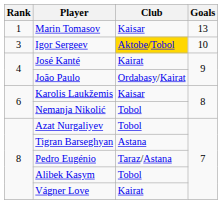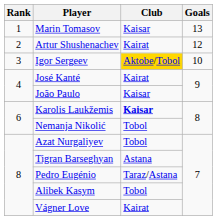+ row: (77, 45)
(152, 77) Ordabasy/Kairat -> (137, 93) Kaisar
(131, 93) normal -> (138, 110) bold
